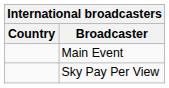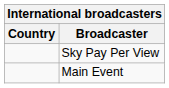rows swapped: (110, 72) <-> (92, 53)
